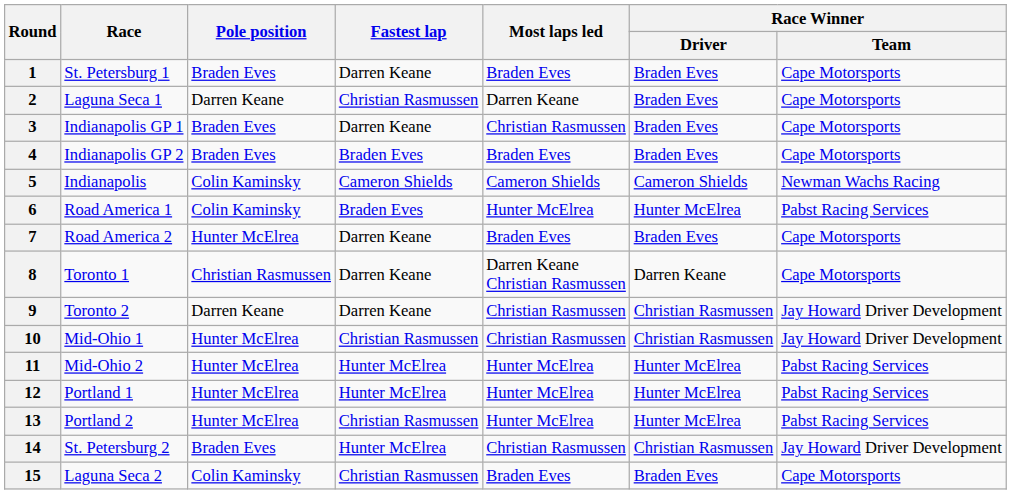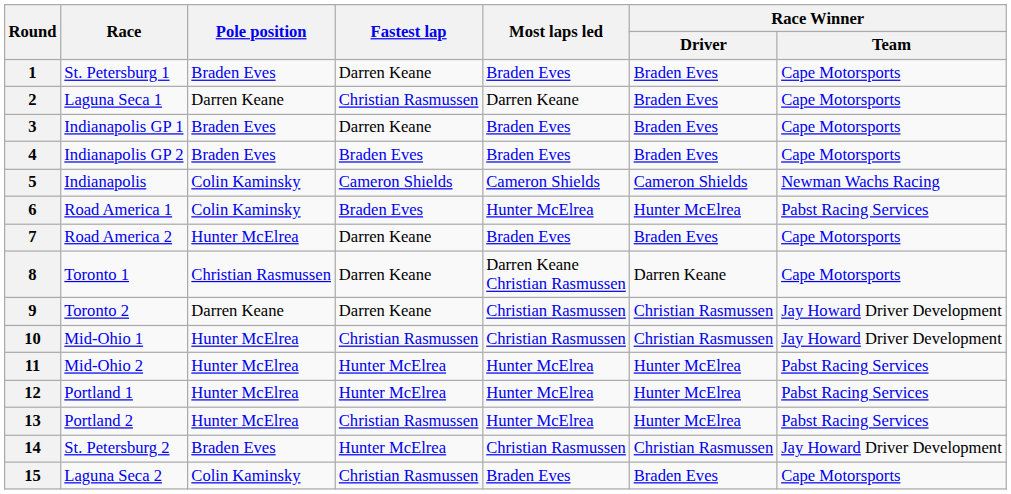(556, 127) Christian Rasmussen -> (528, 127) Braden Eves
